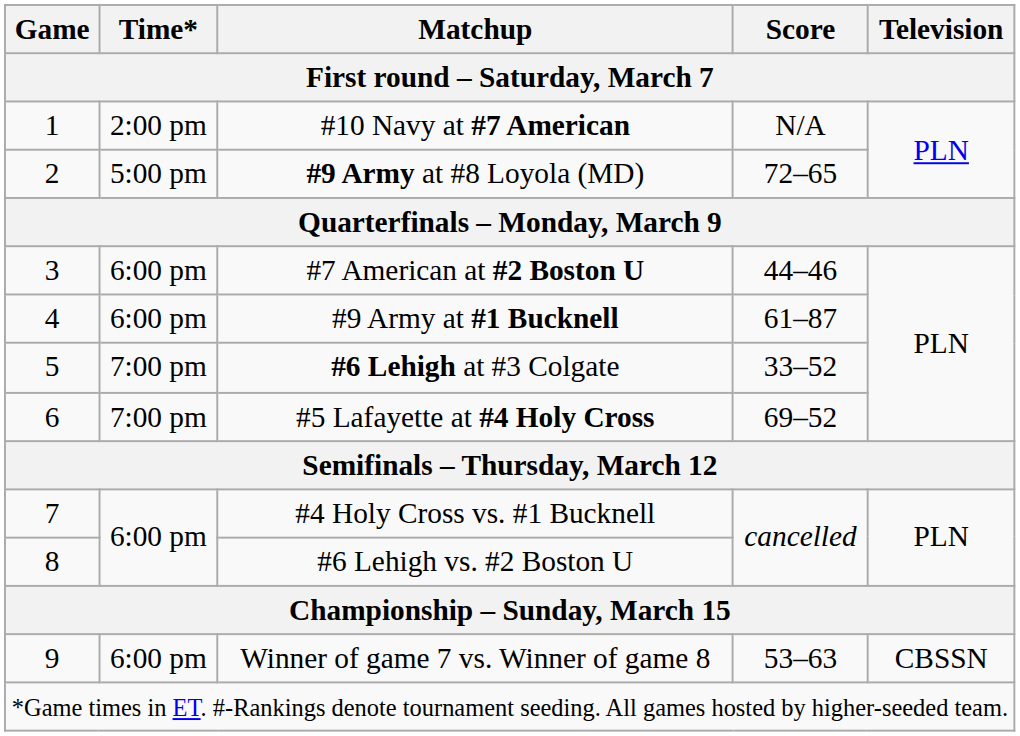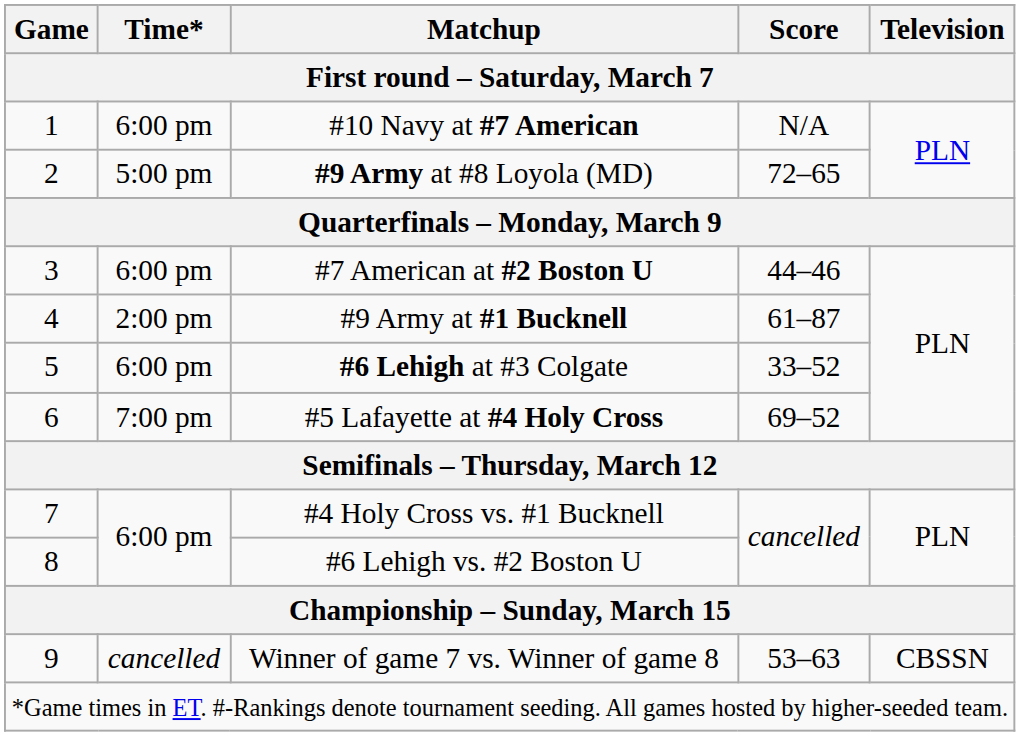(158, 125) 2:00 pm -> (164, 125) 6:00 pm
(158, 319) 6:00 pm -> (164, 319) 2:00 pm
(158, 367) 7:00 pm -> (164, 367) 6:00 pm
(158, 657) 6:00 pm -> (164, 657) cancelled
